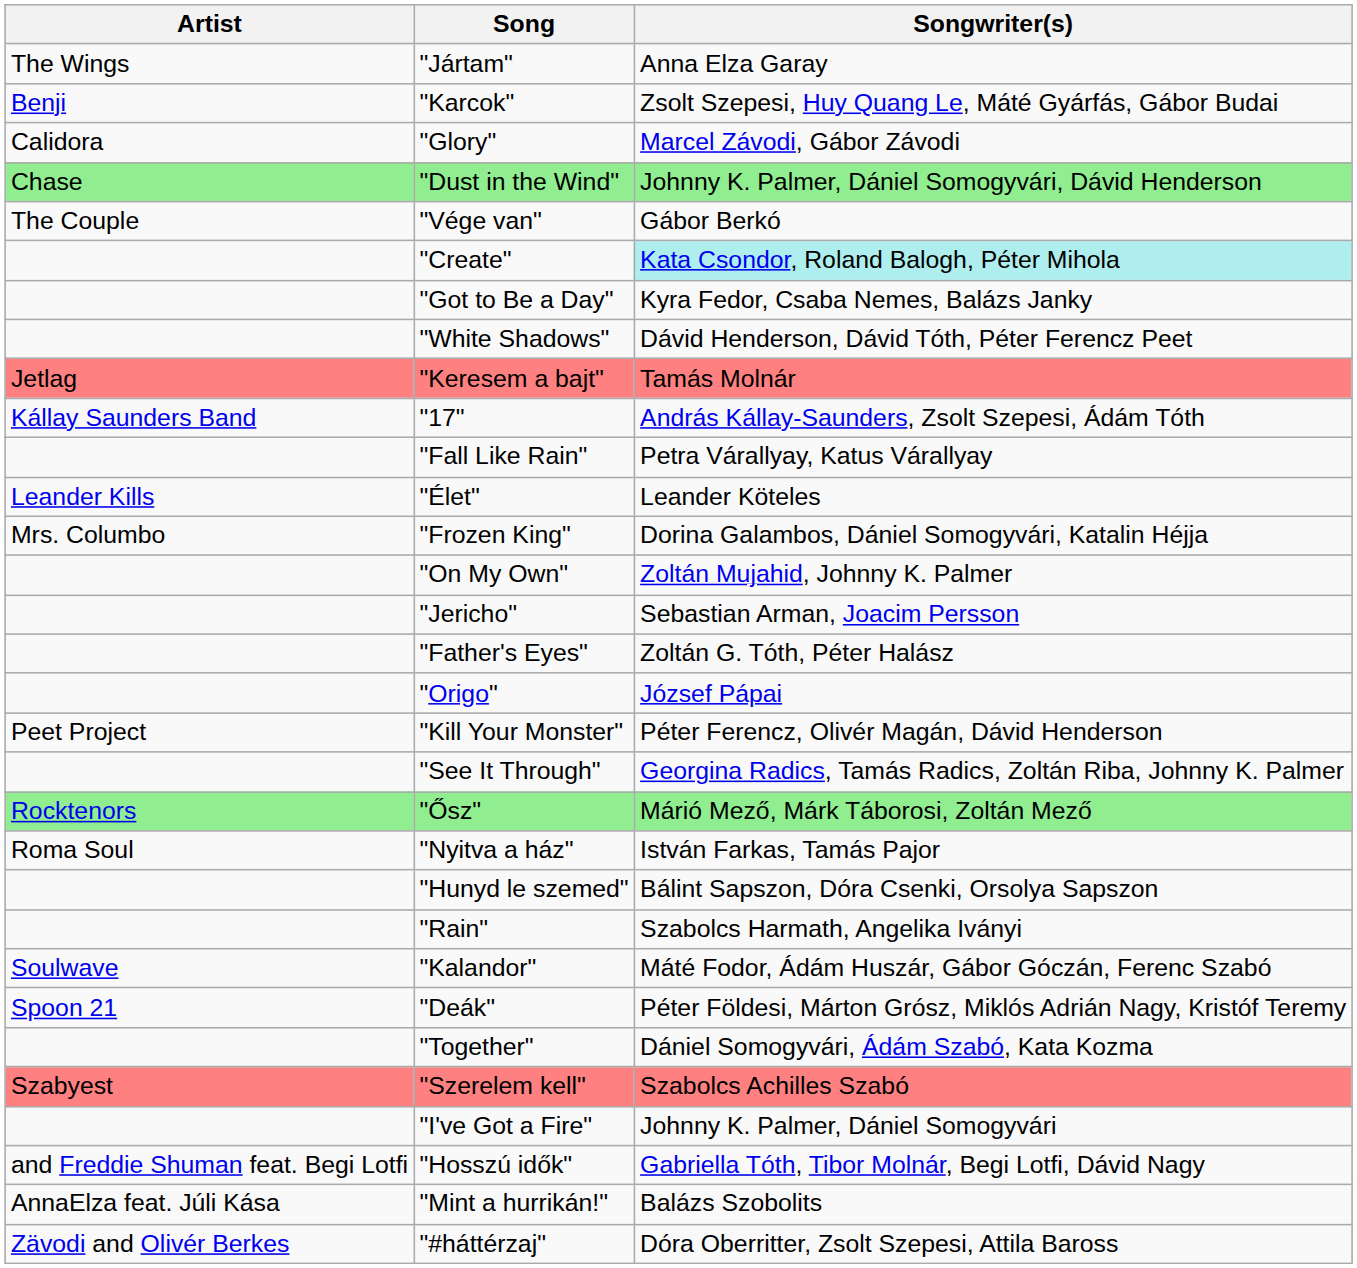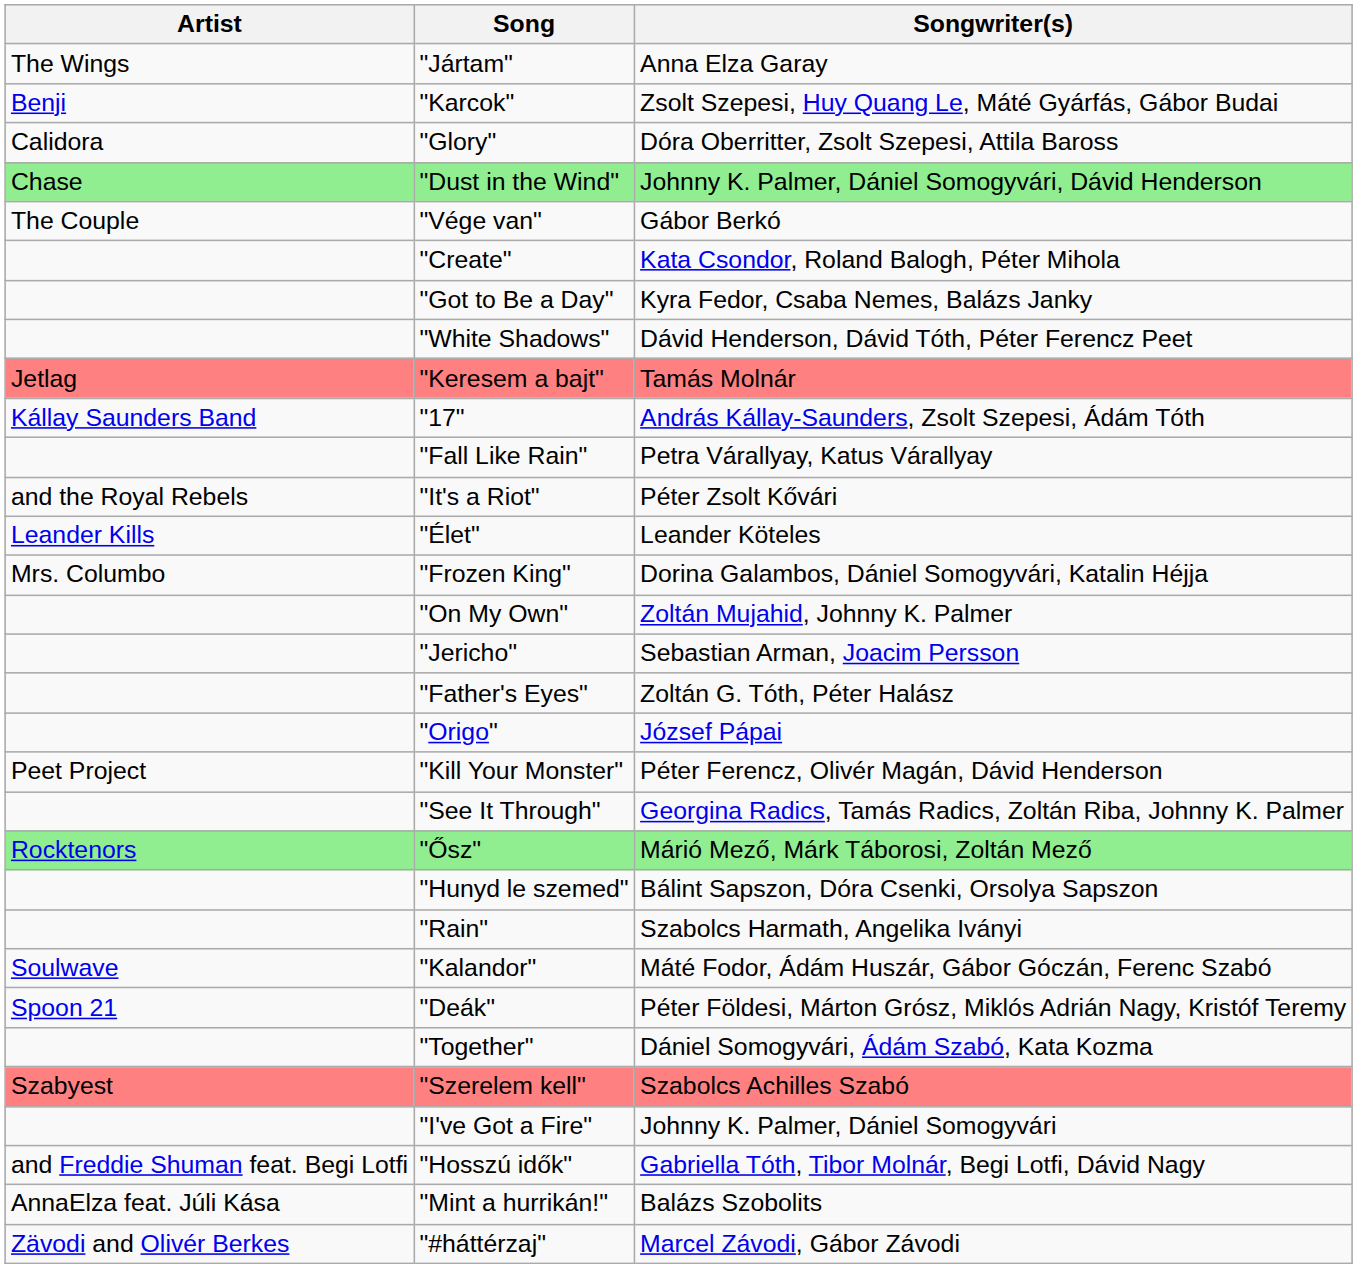(800, 142) Marcel Závodi, Gábor Závodi -> (879, 142) Dóra Oberritter, Zsolt Szepesi, Attila Baross
(880, 260) paleturquoise background -> (880, 260) no background
+ row: (480, 496)
- row: (496, 850)
(879, 1243) Dóra Oberritter, Zsolt Szepesi, Attila Baross -> (800, 1243) Marcel Závodi, Gábor Závodi
